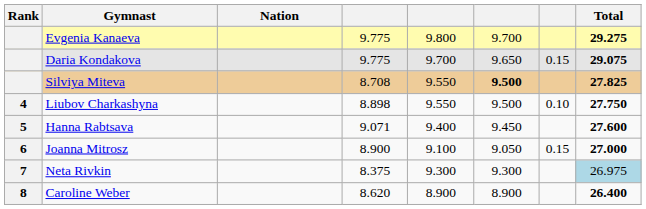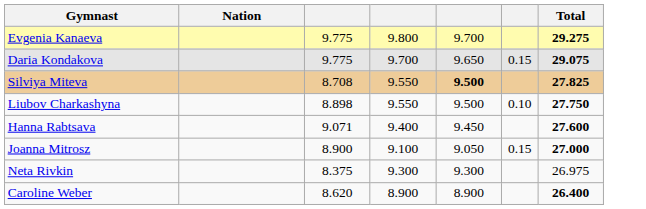- column: (23, 15)
(608, 170) lightblue background -> (571, 170) no background
